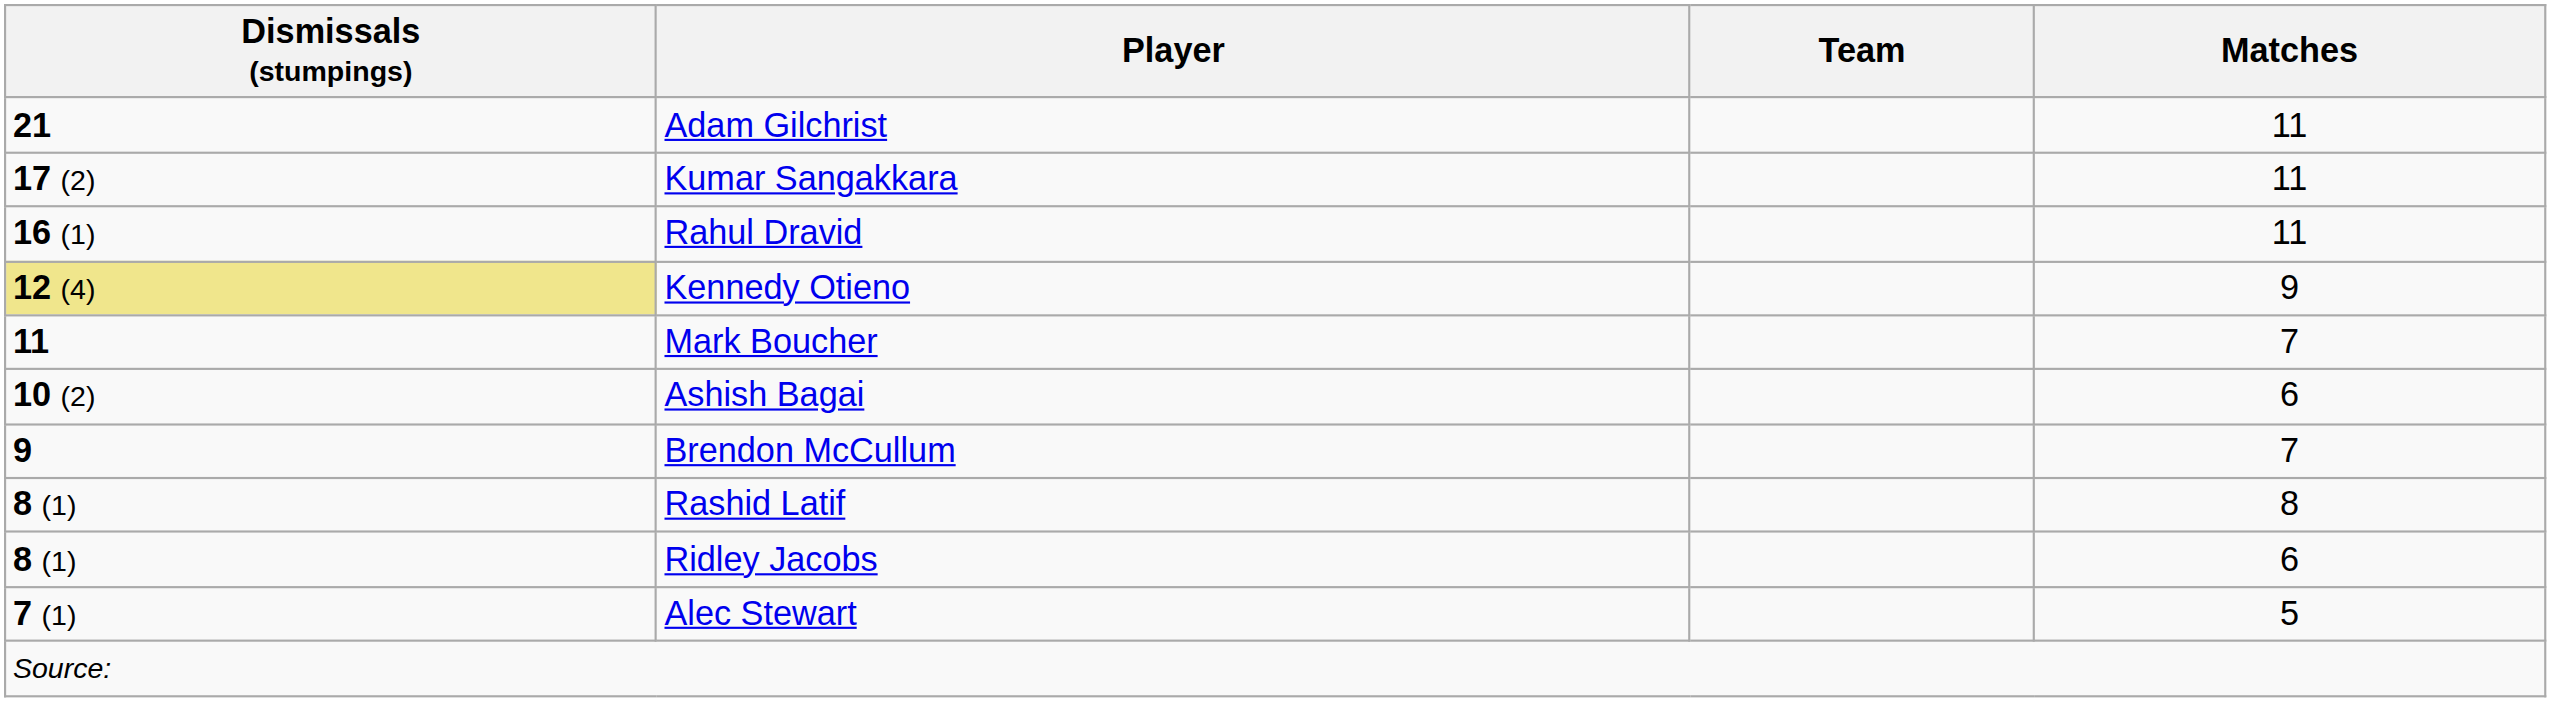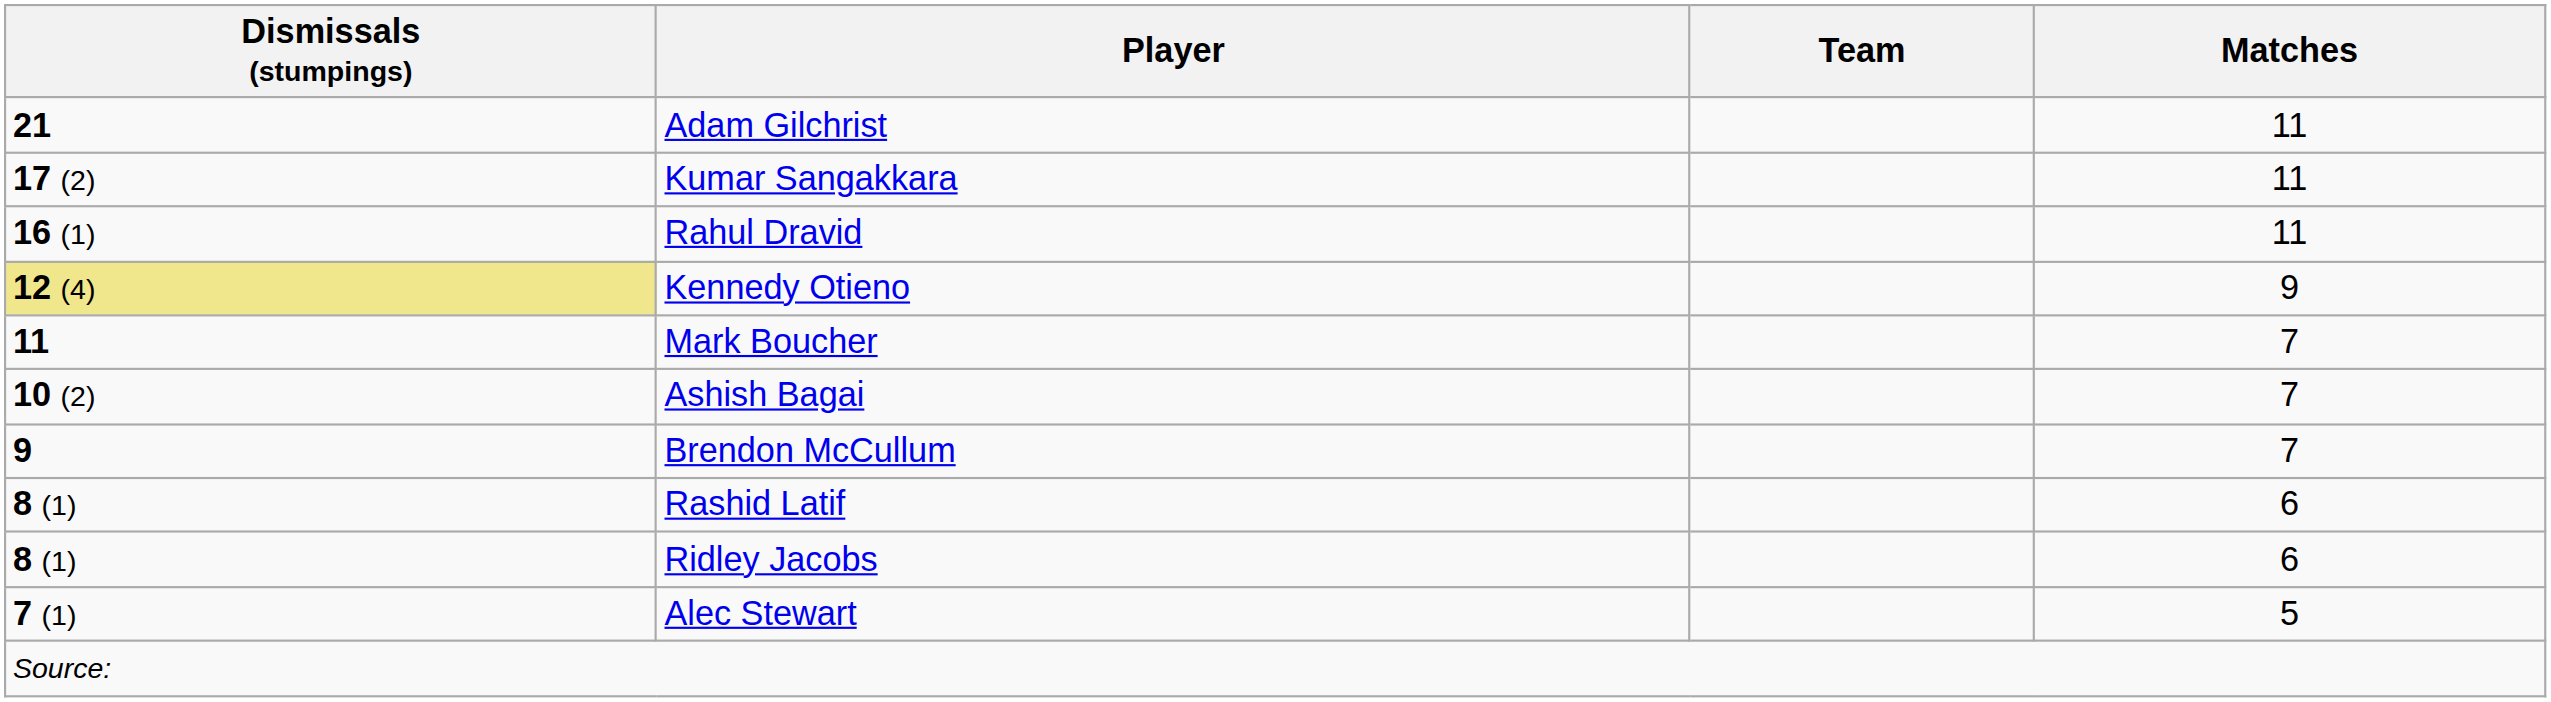(2290, 395) 6 -> (2290, 395) 7
(2290, 504) 8 -> (2290, 504) 6
